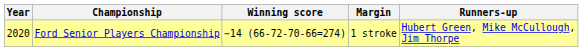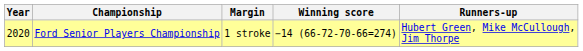columns swapped: (285, 12) <-> (374, 12)
